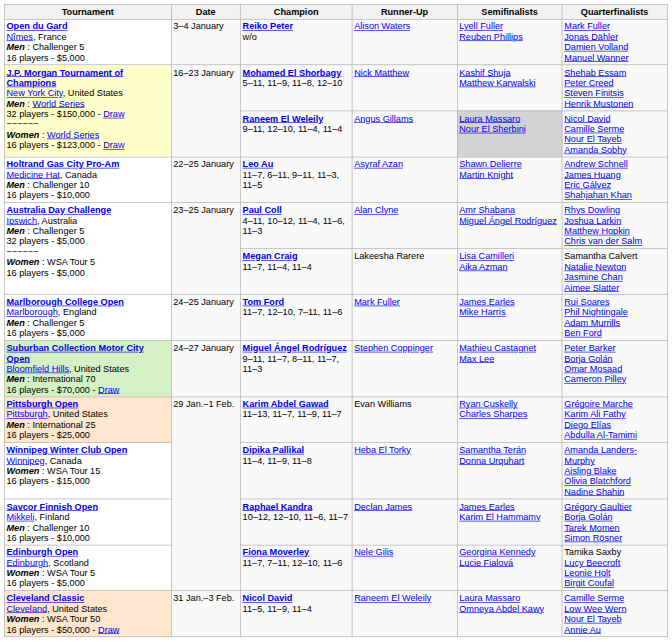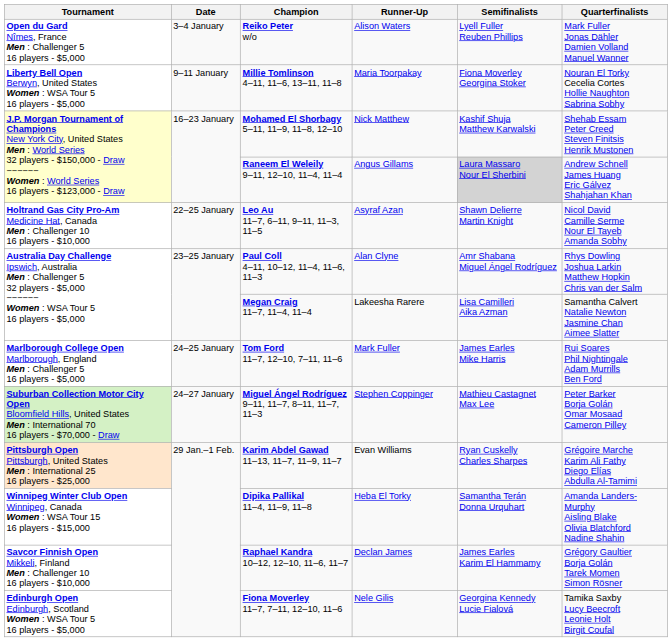+ row: (292, 78)
(596, 134) Nicol David Camille Serme Nour El Tayeb Amanda Sobhy -> (598, 180) Andrew Schnell James Huang Eric Gálvez Shahjahan Khan
(598, 180) Andrew Schnell James Huang Eric Gálvez Shahjahan Khan -> (596, 226) Nicol David Camille Serme Nour El Tayeb Amanda Sobhy
- row: (277, 603)
